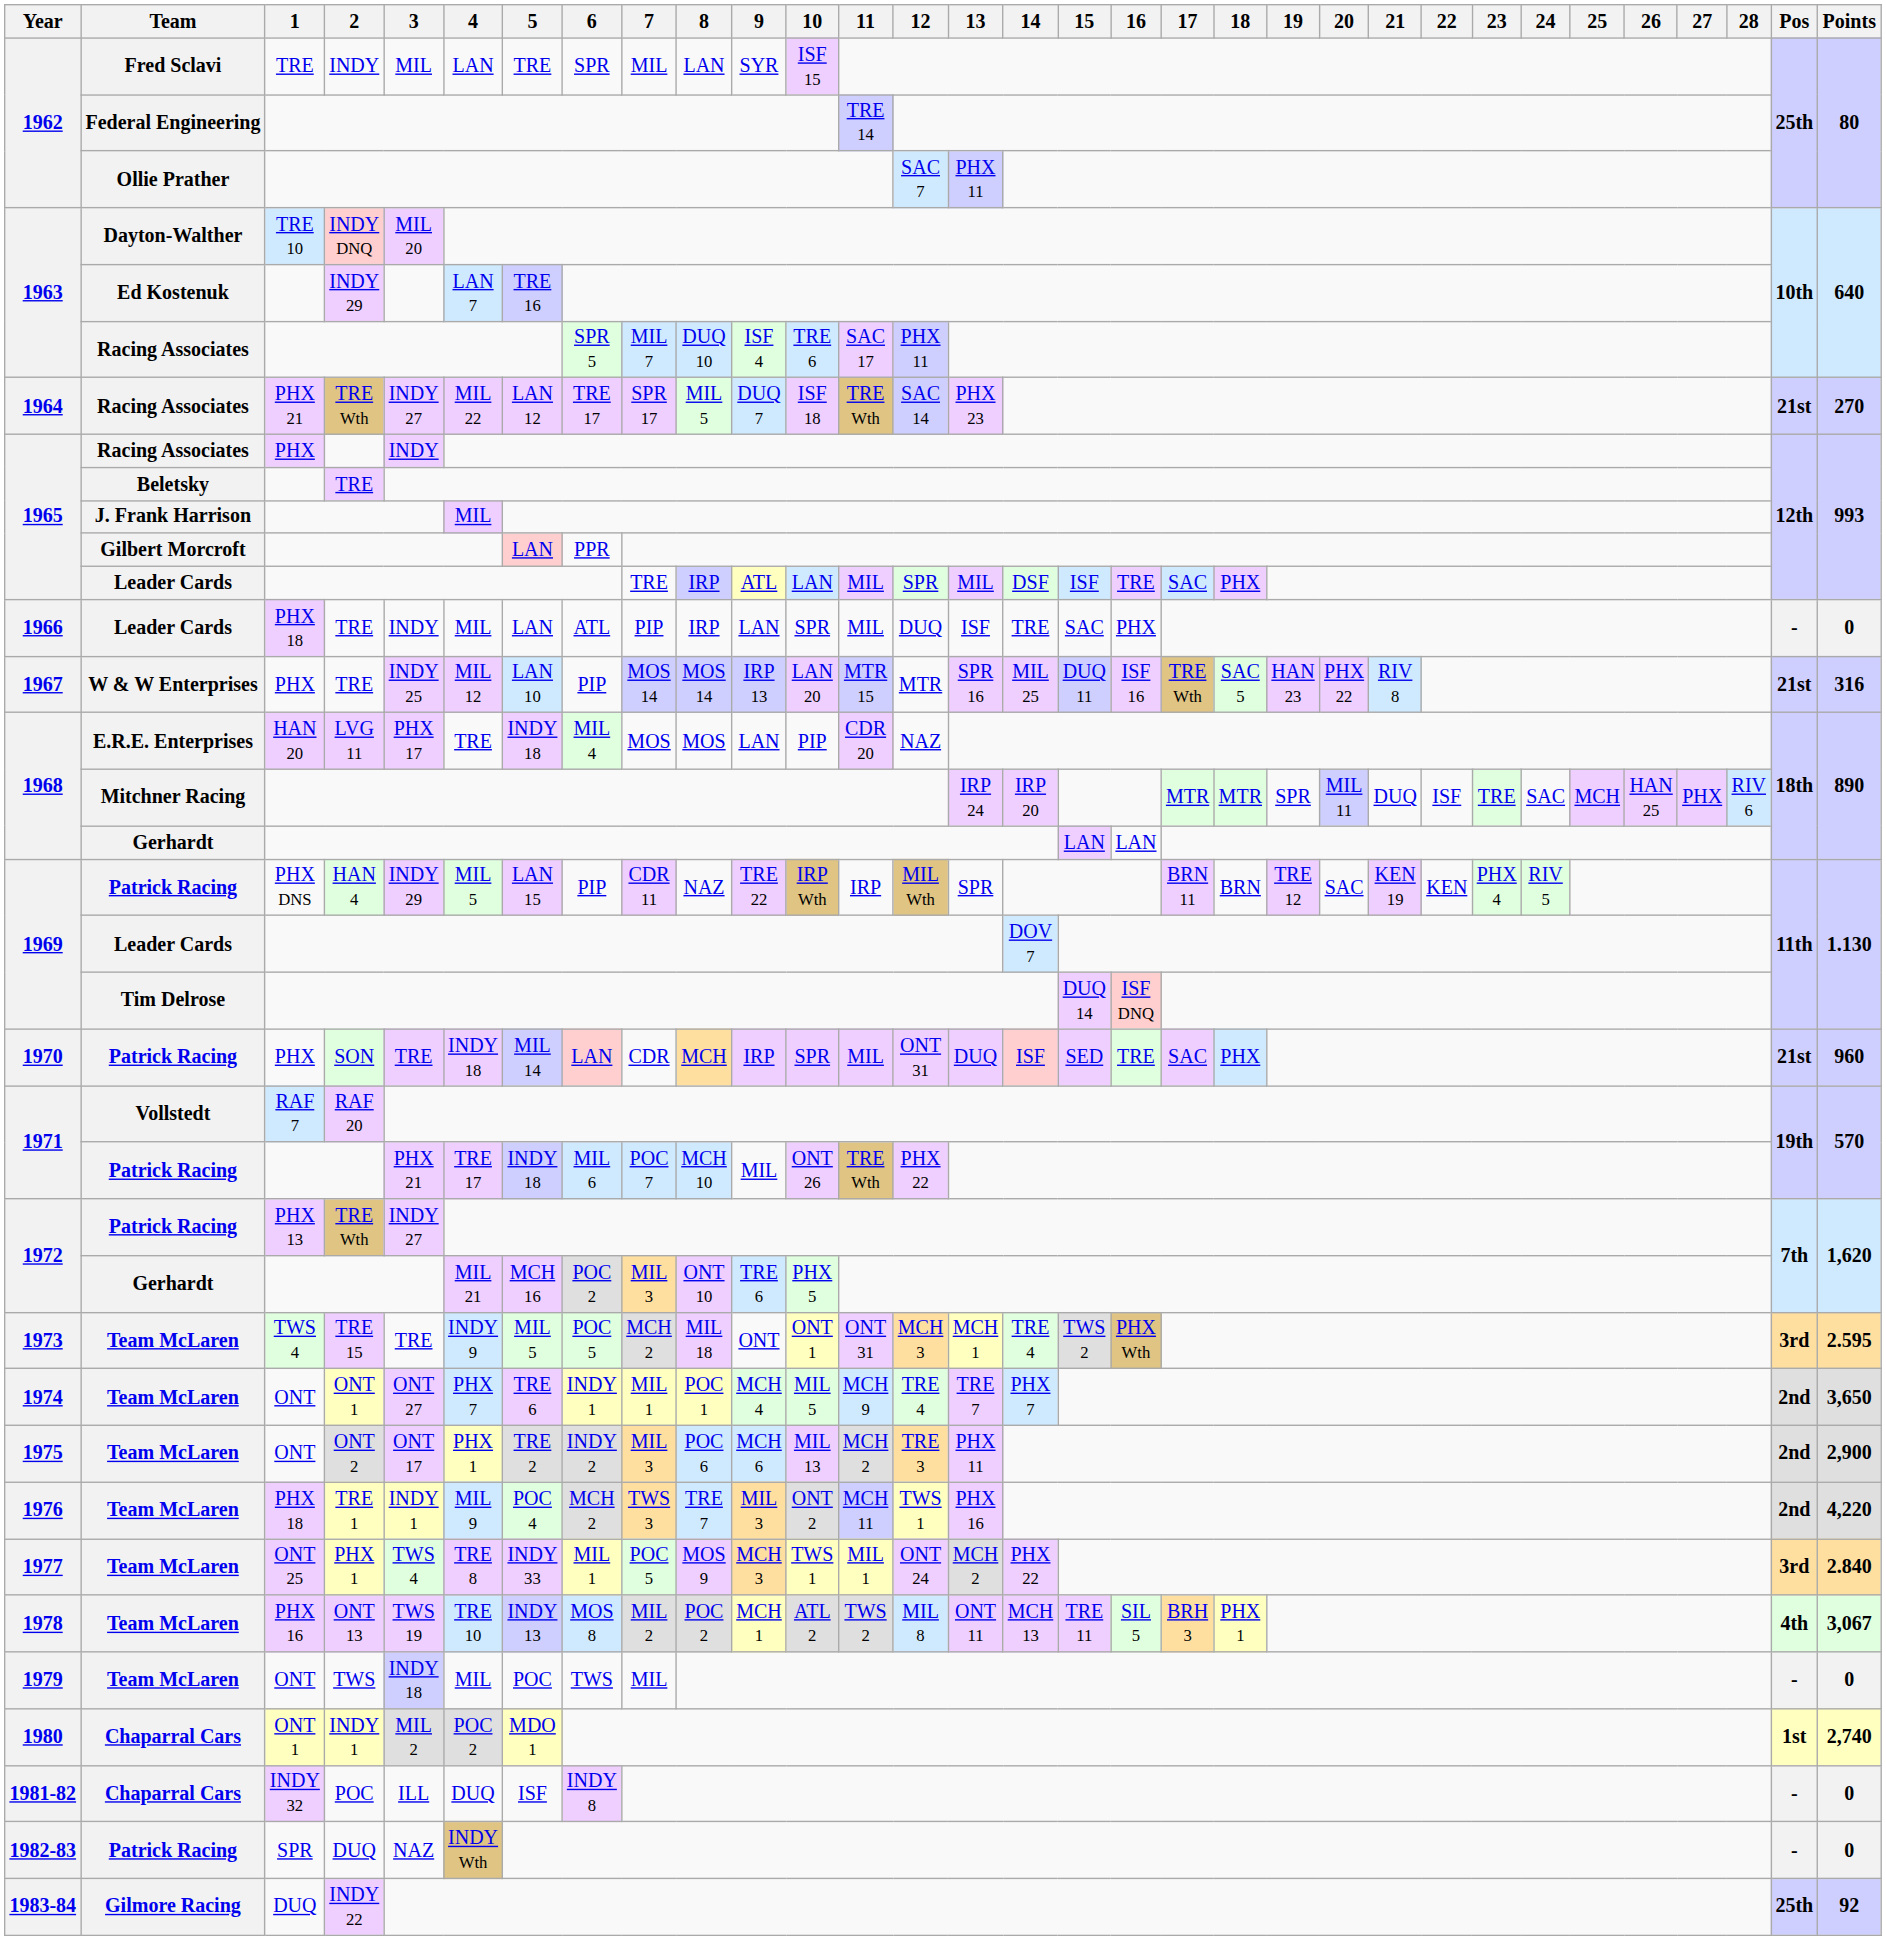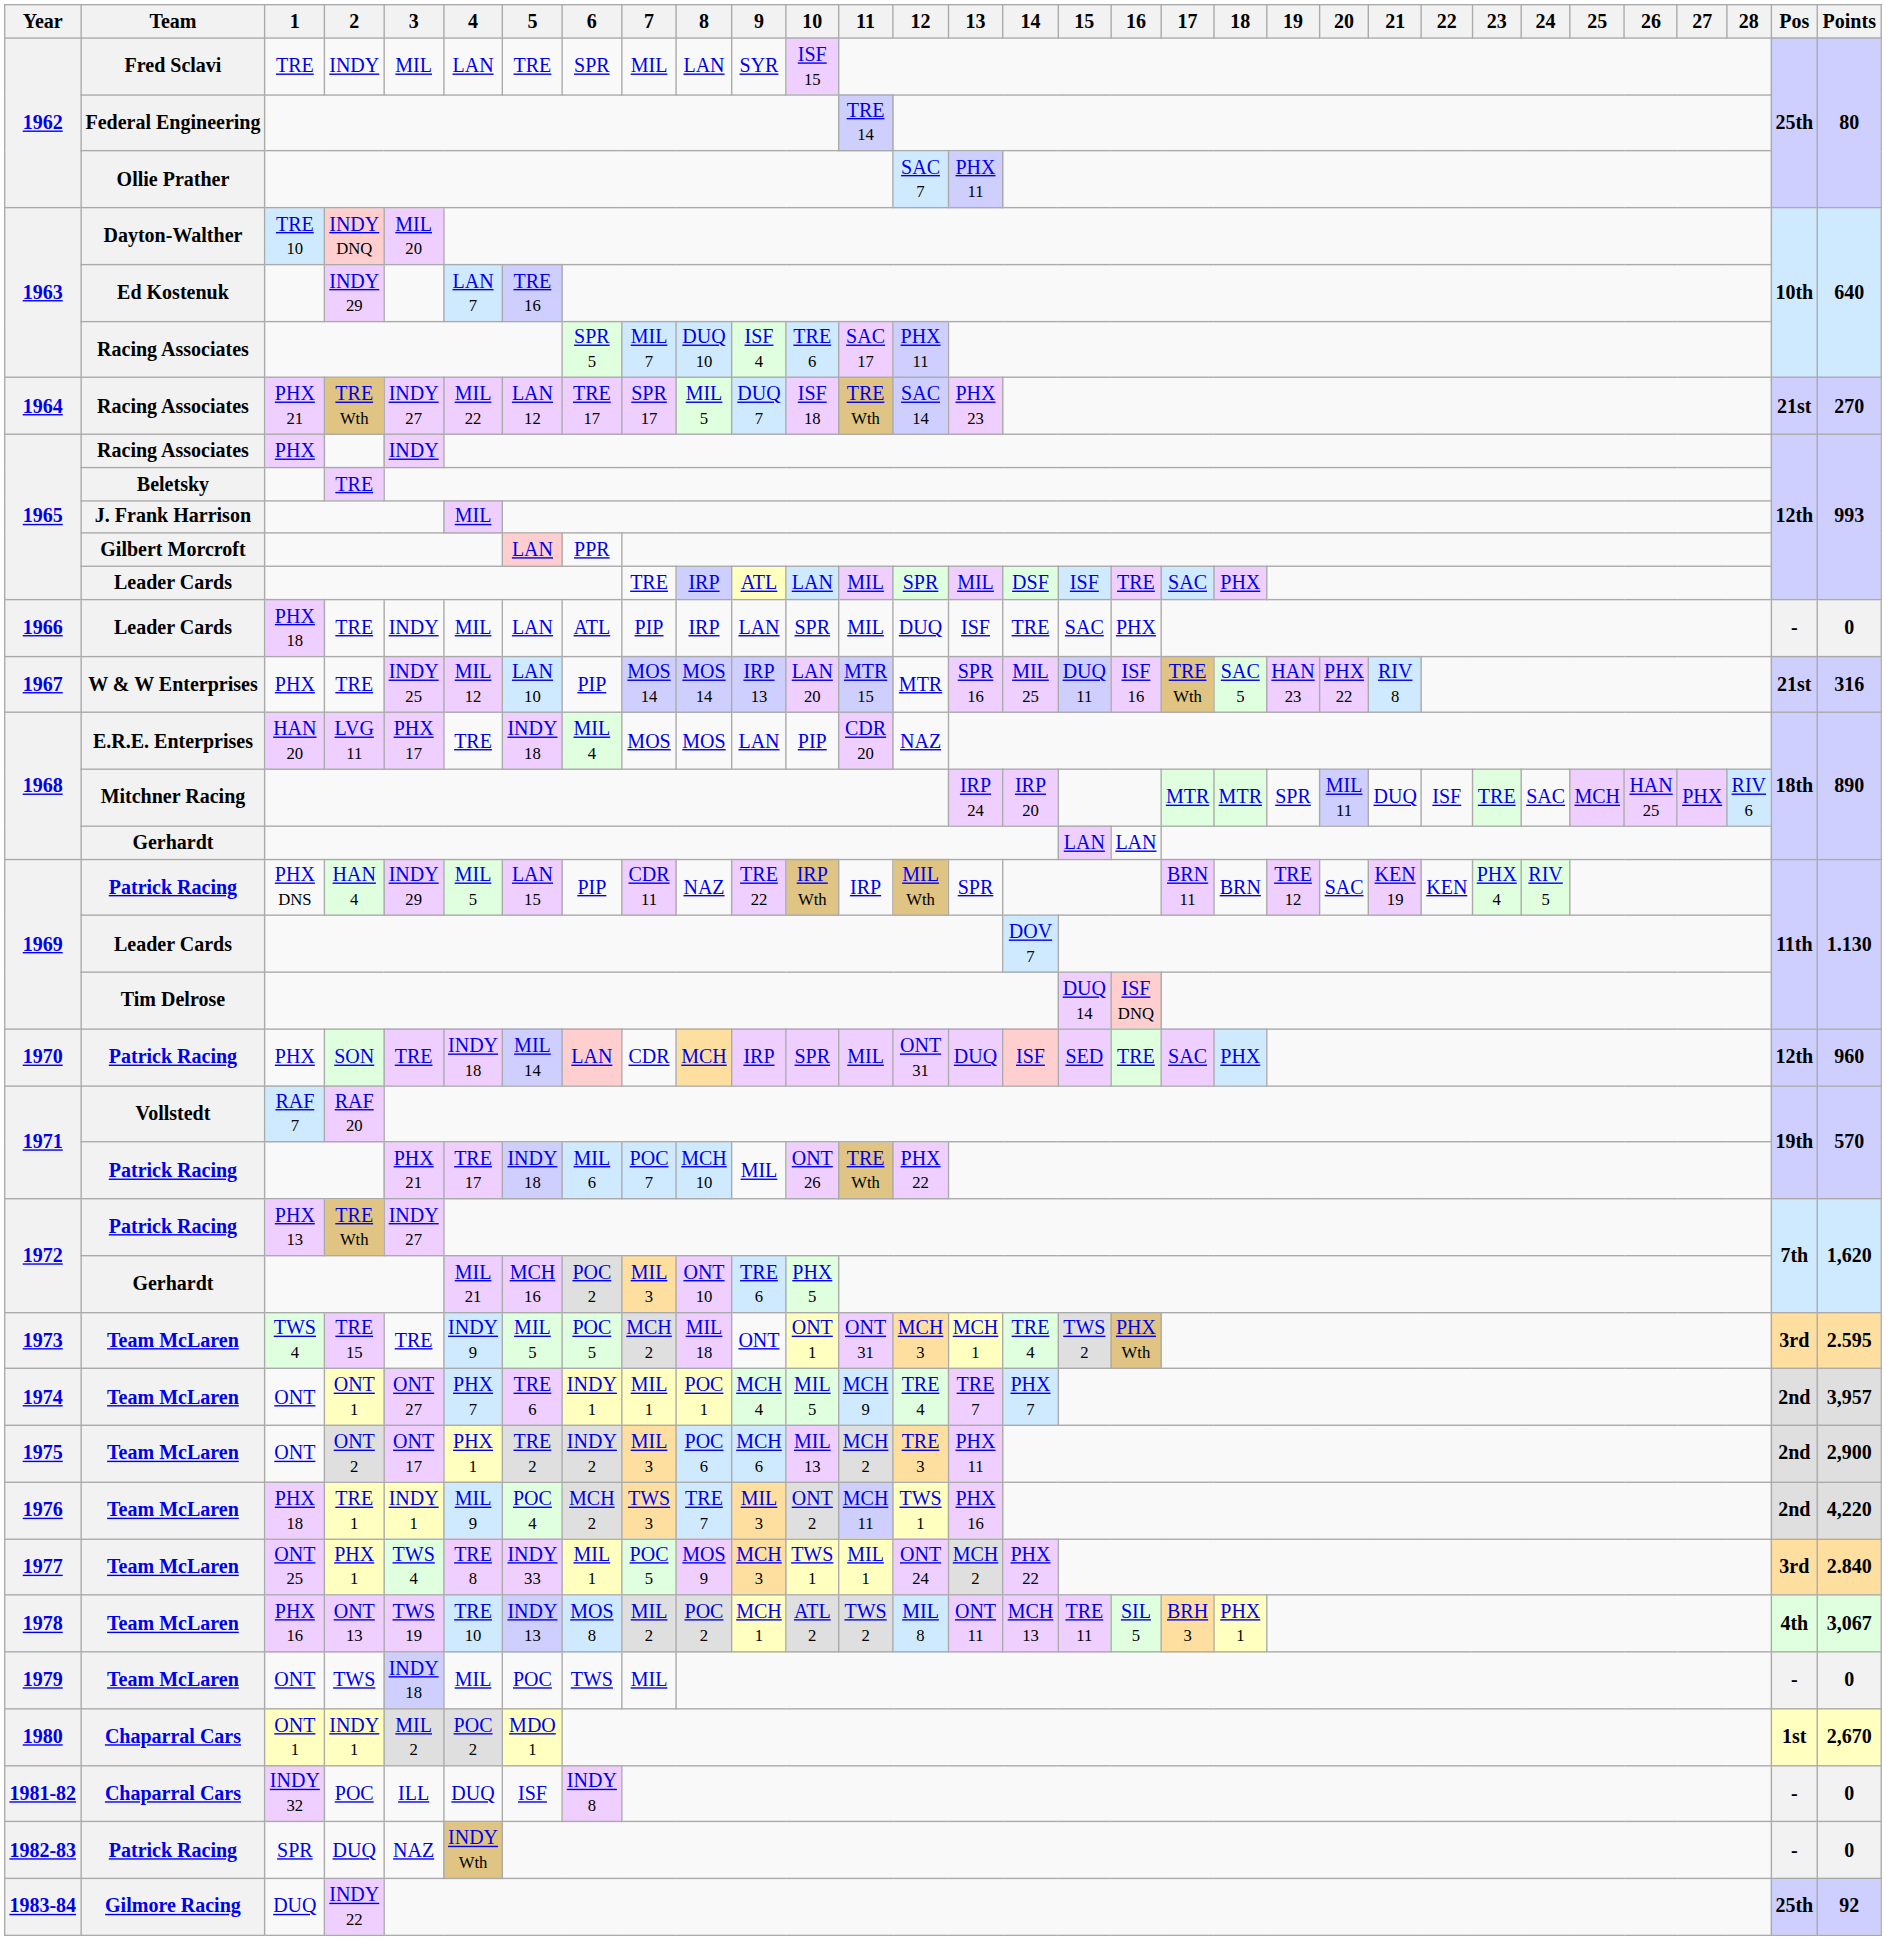(1794, 1057) 21st -> (1794, 1057) 12th
(1849, 1397) 3,650 -> (1849, 1397) 3,957
(1849, 1737) 2,740 -> (1849, 1737) 2,670
